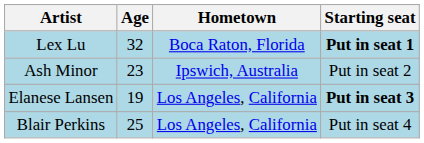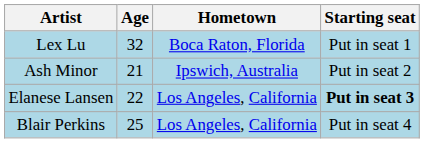(370, 44) bold -> (370, 44) normal
(135, 71) 23 -> (135, 71) 21
(135, 97) 19 -> (135, 97) 22
